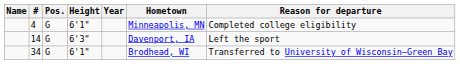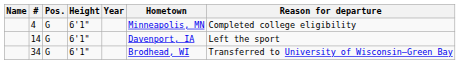(79, 39) 6'3" -> (79, 39) 6'1"
